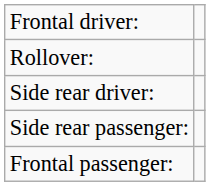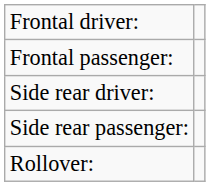rows swapped: (92, 163) <-> (52, 57)
